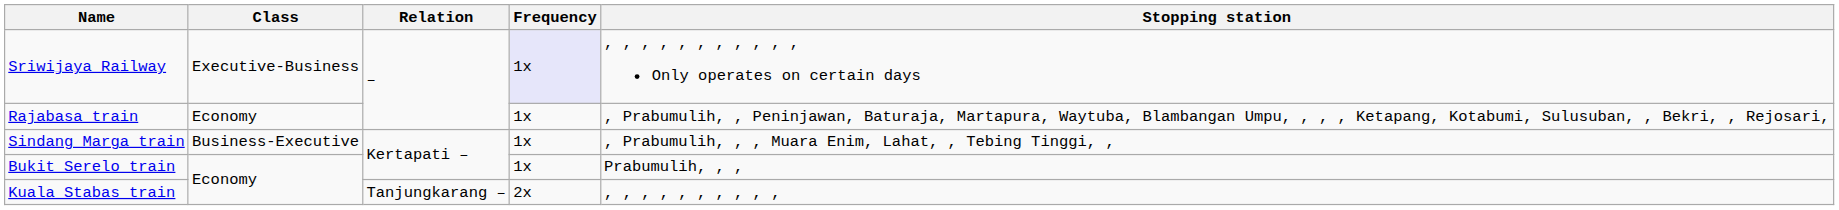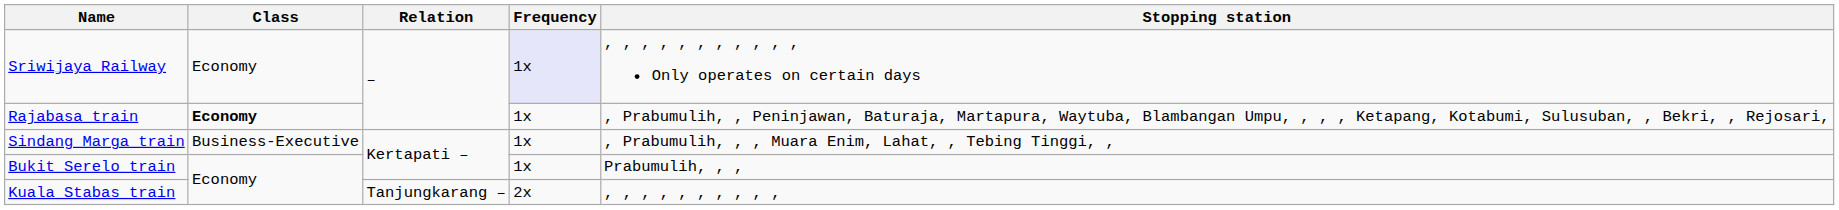(276, 67) Executive-Business -> (225, 67) Economy
(225, 116) normal -> (225, 116) bold
